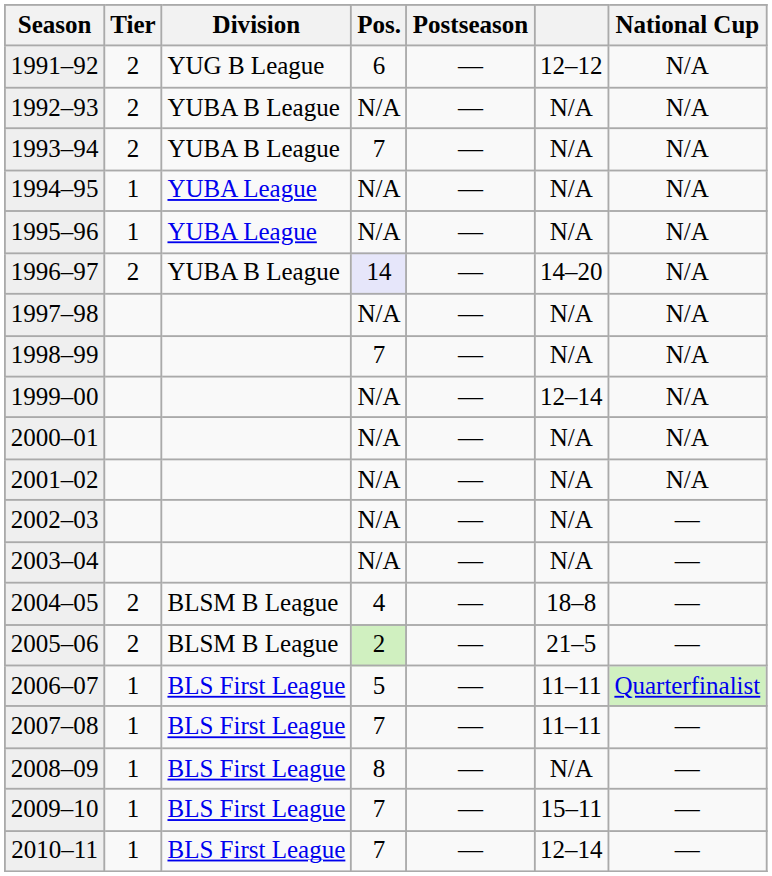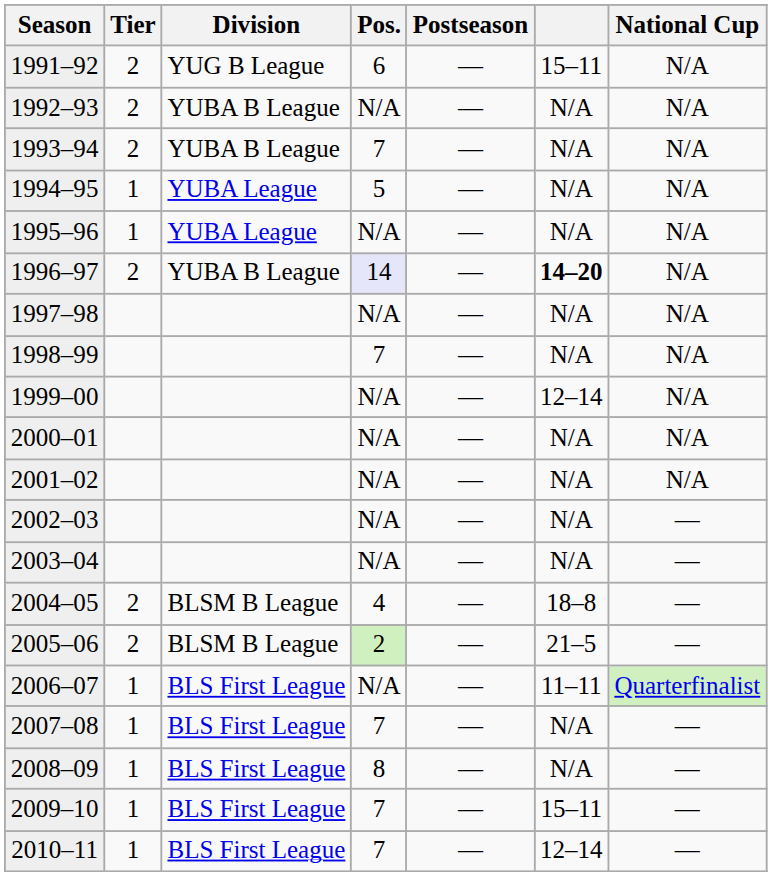(571, 66) 12–12 -> (571, 66) 15–11
(379, 189) N/A -> (379, 189) 5
(571, 272) normal -> (571, 272) bold
(379, 685) 5 -> (379, 685) N/A
(571, 726) 11–11 -> (571, 726) N/A
